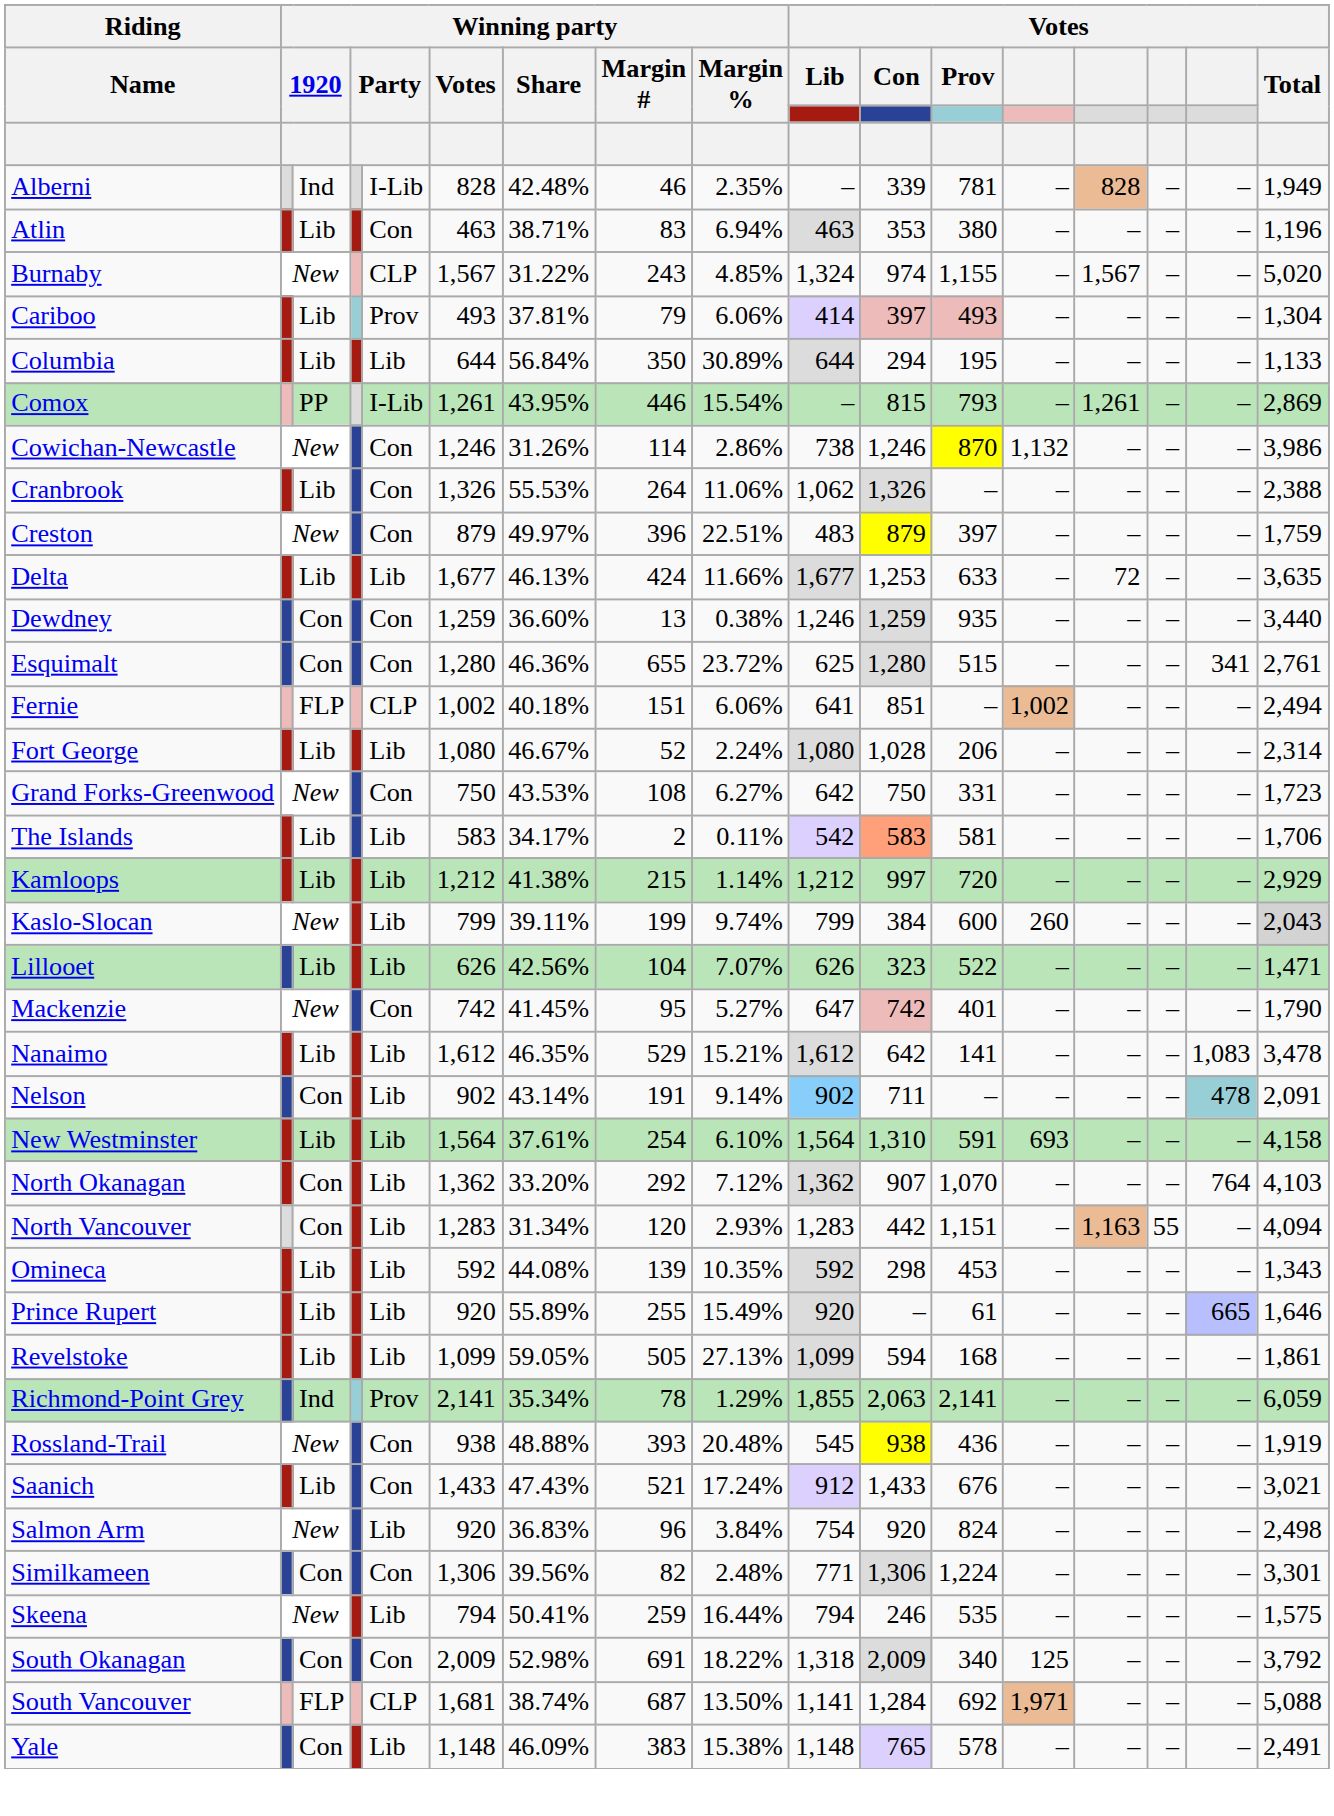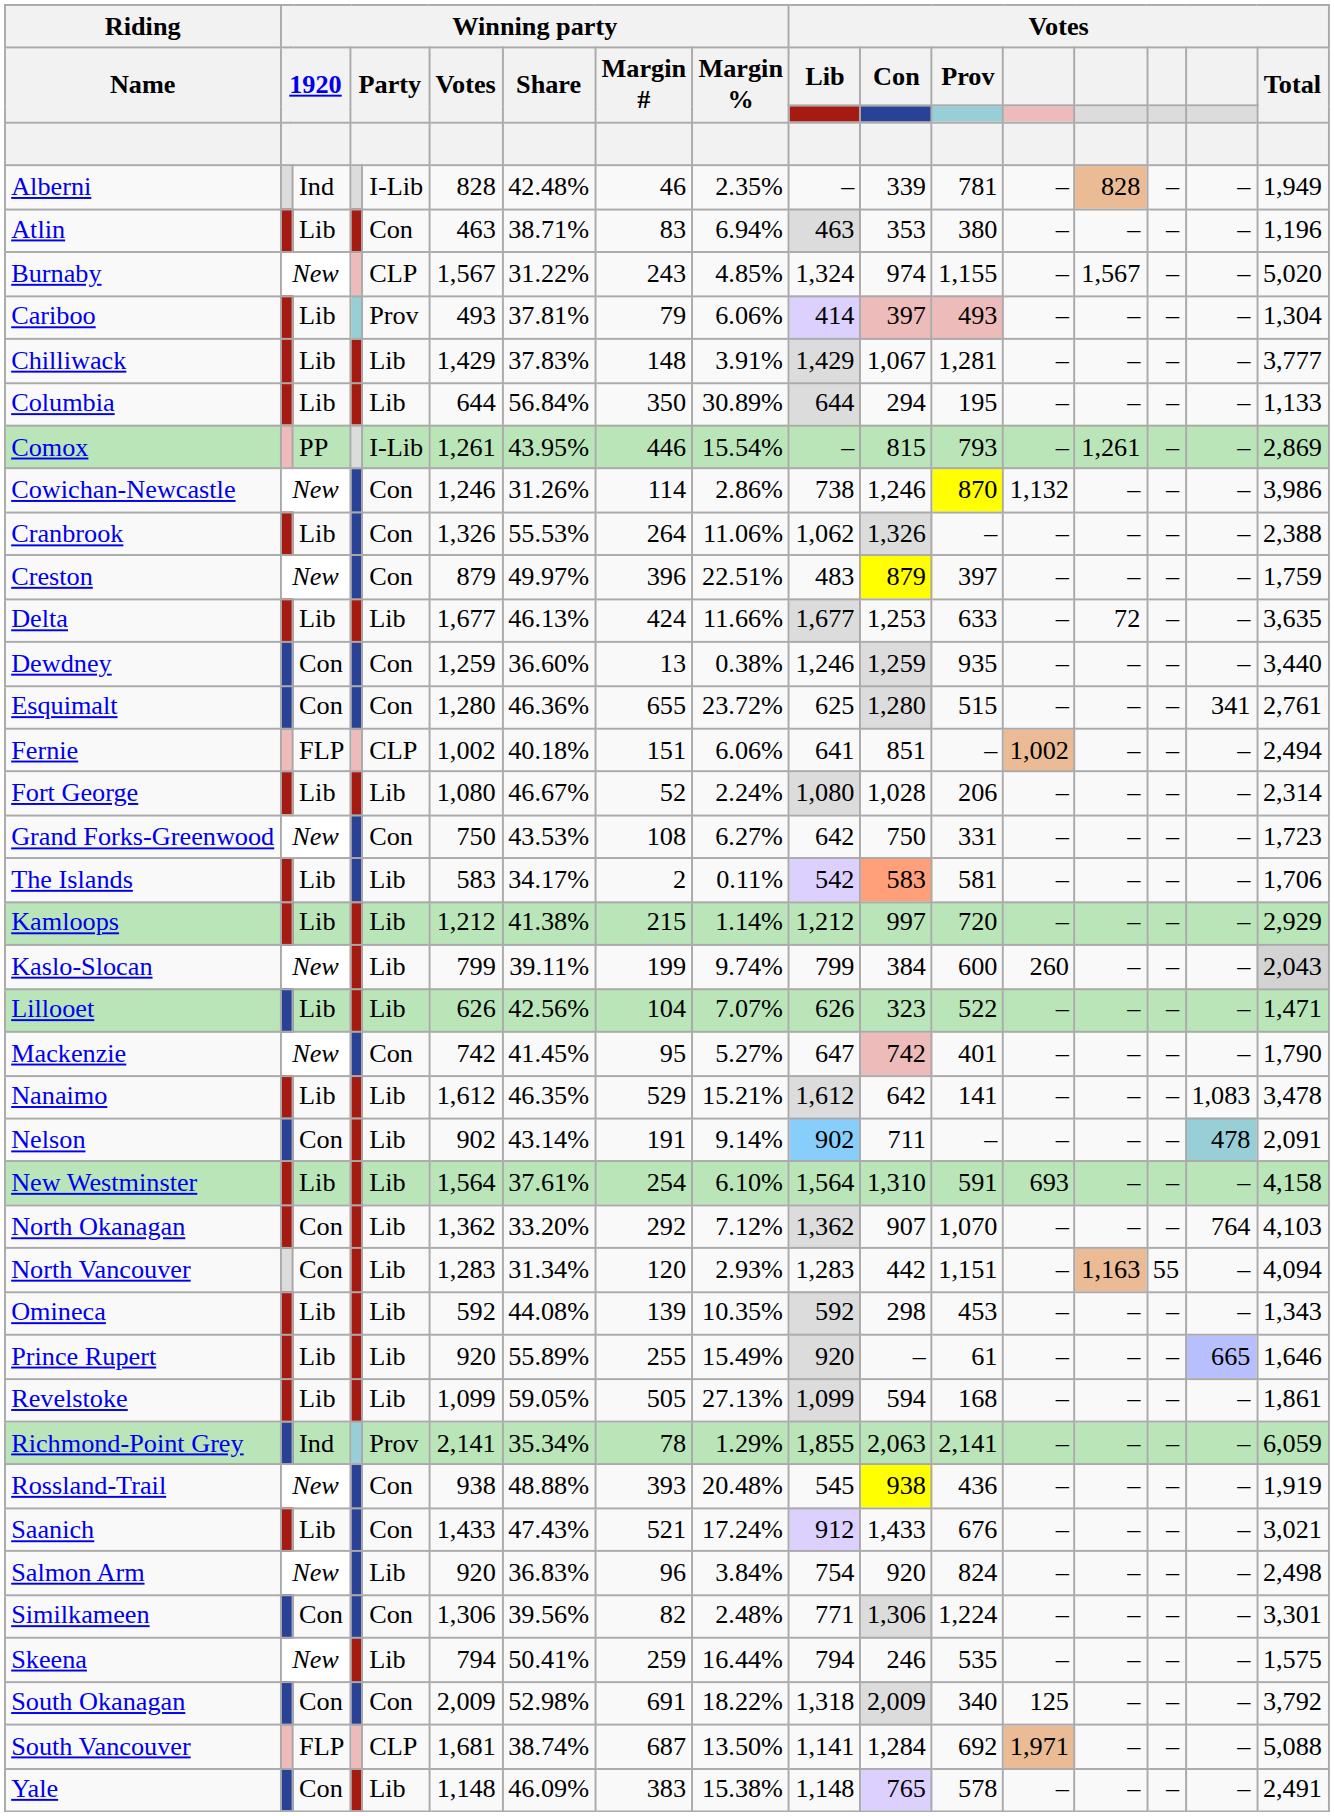+ row: (69, 359)
